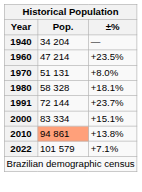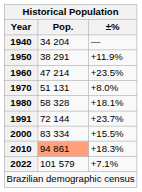+ row: (21, 57)
(107, 118) +15.1% -> (107, 133) +15.5%
(107, 133) +13.8% -> (107, 149) +18.3%
